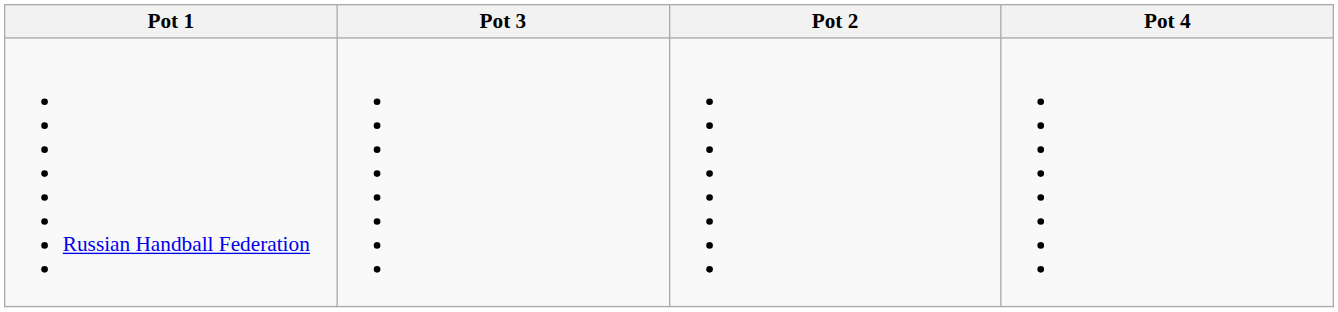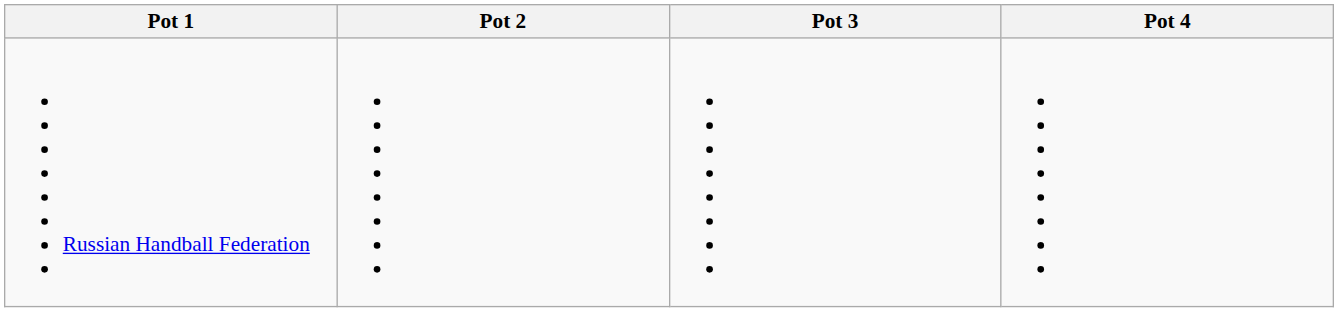columns swapped: (835, 21) <-> (503, 21)
